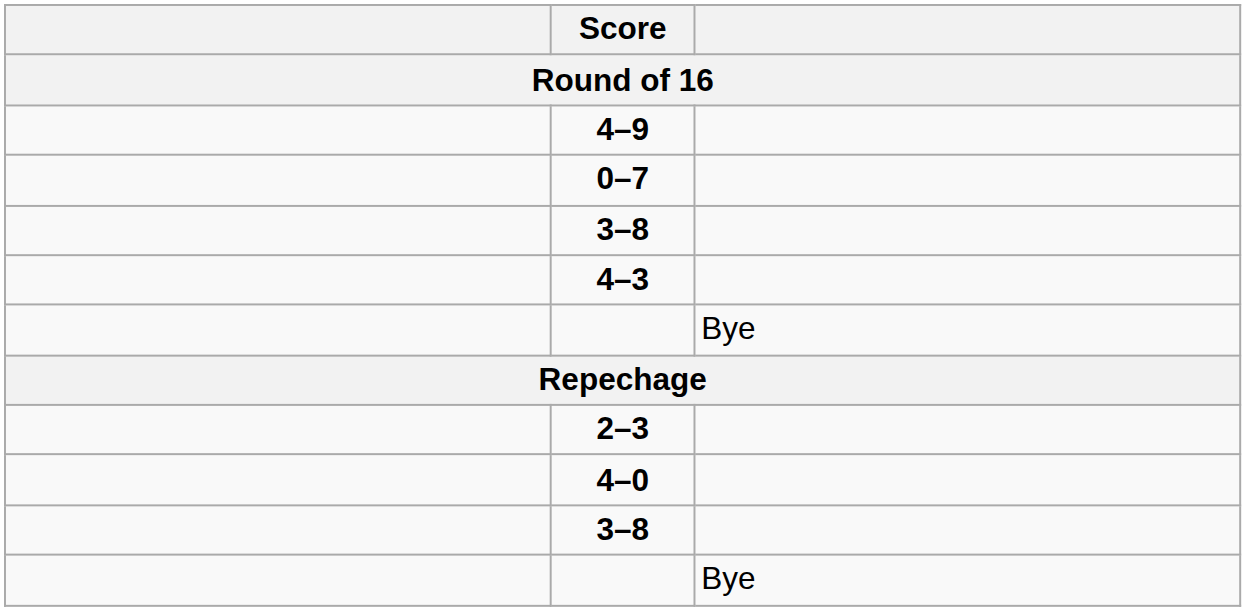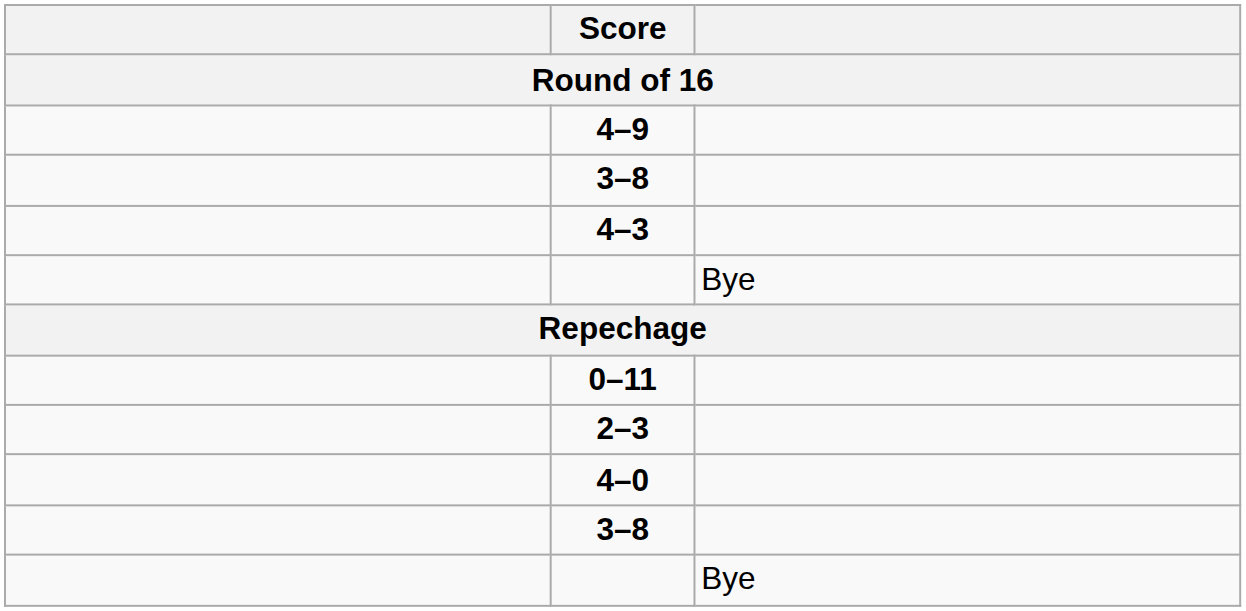- row: (623, 179)
+ row: (623, 379)
